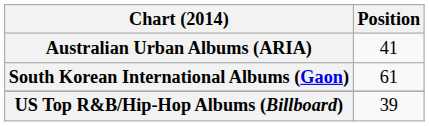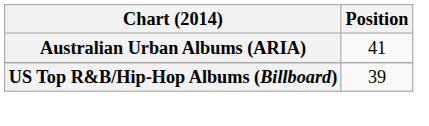- row: (179, 76)
